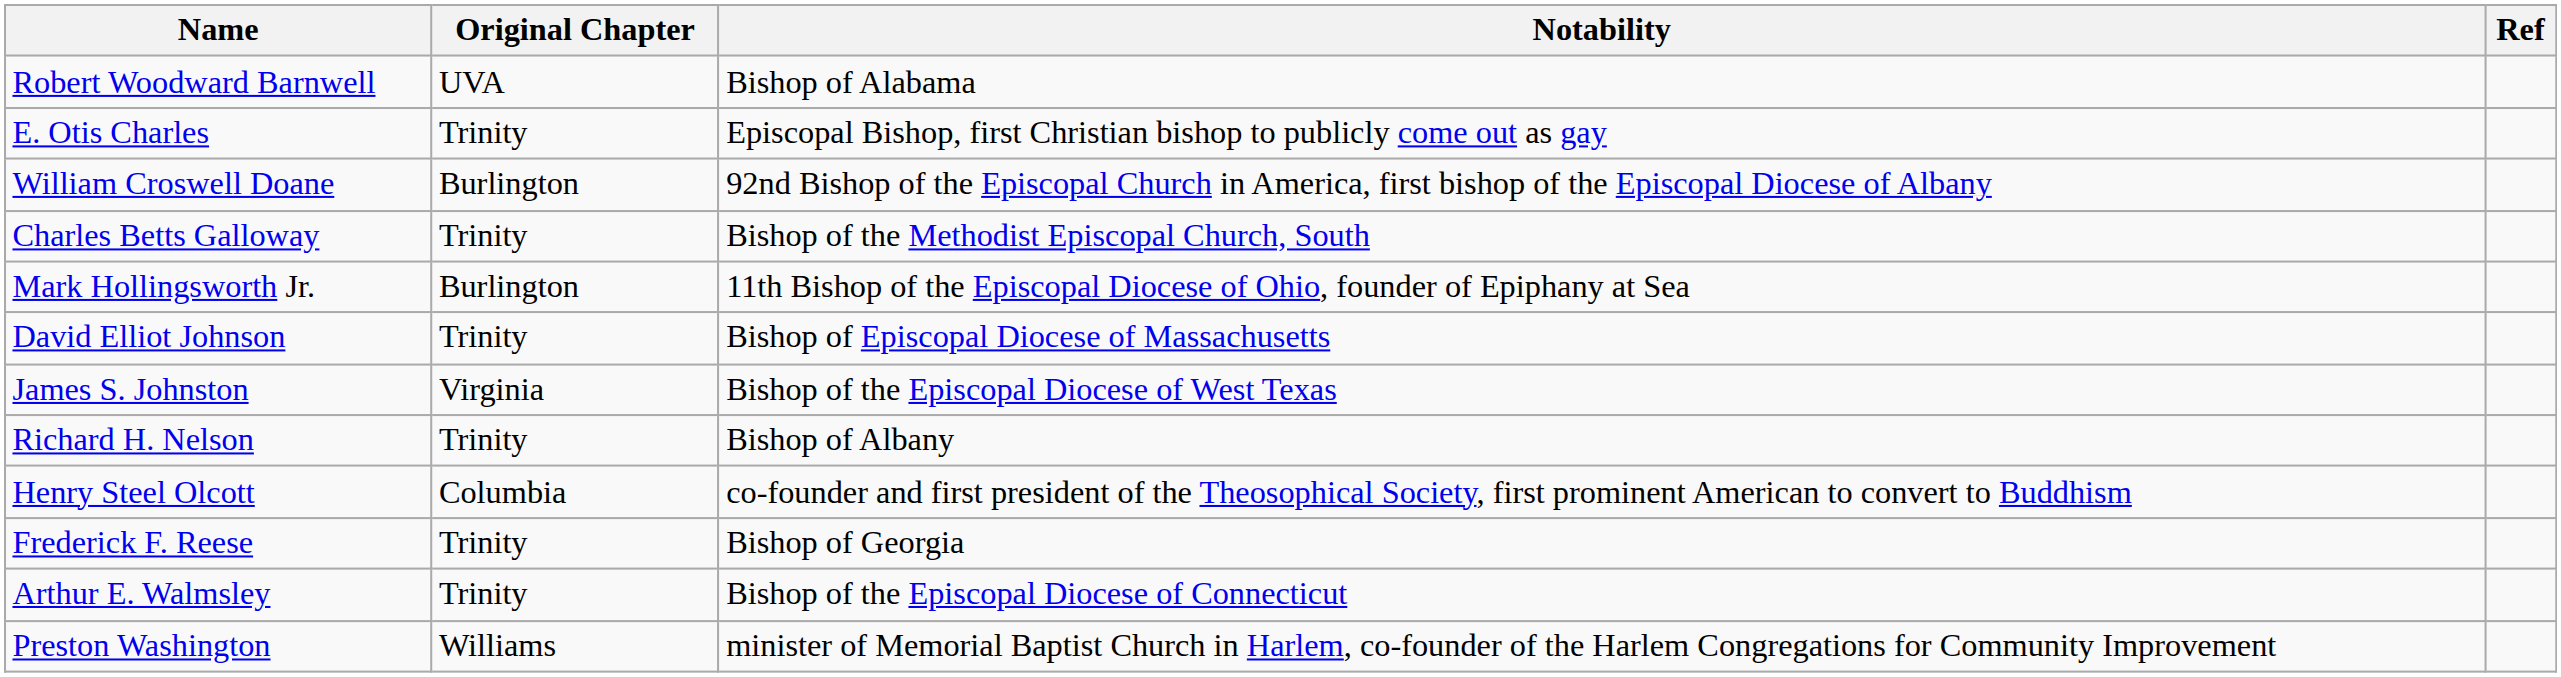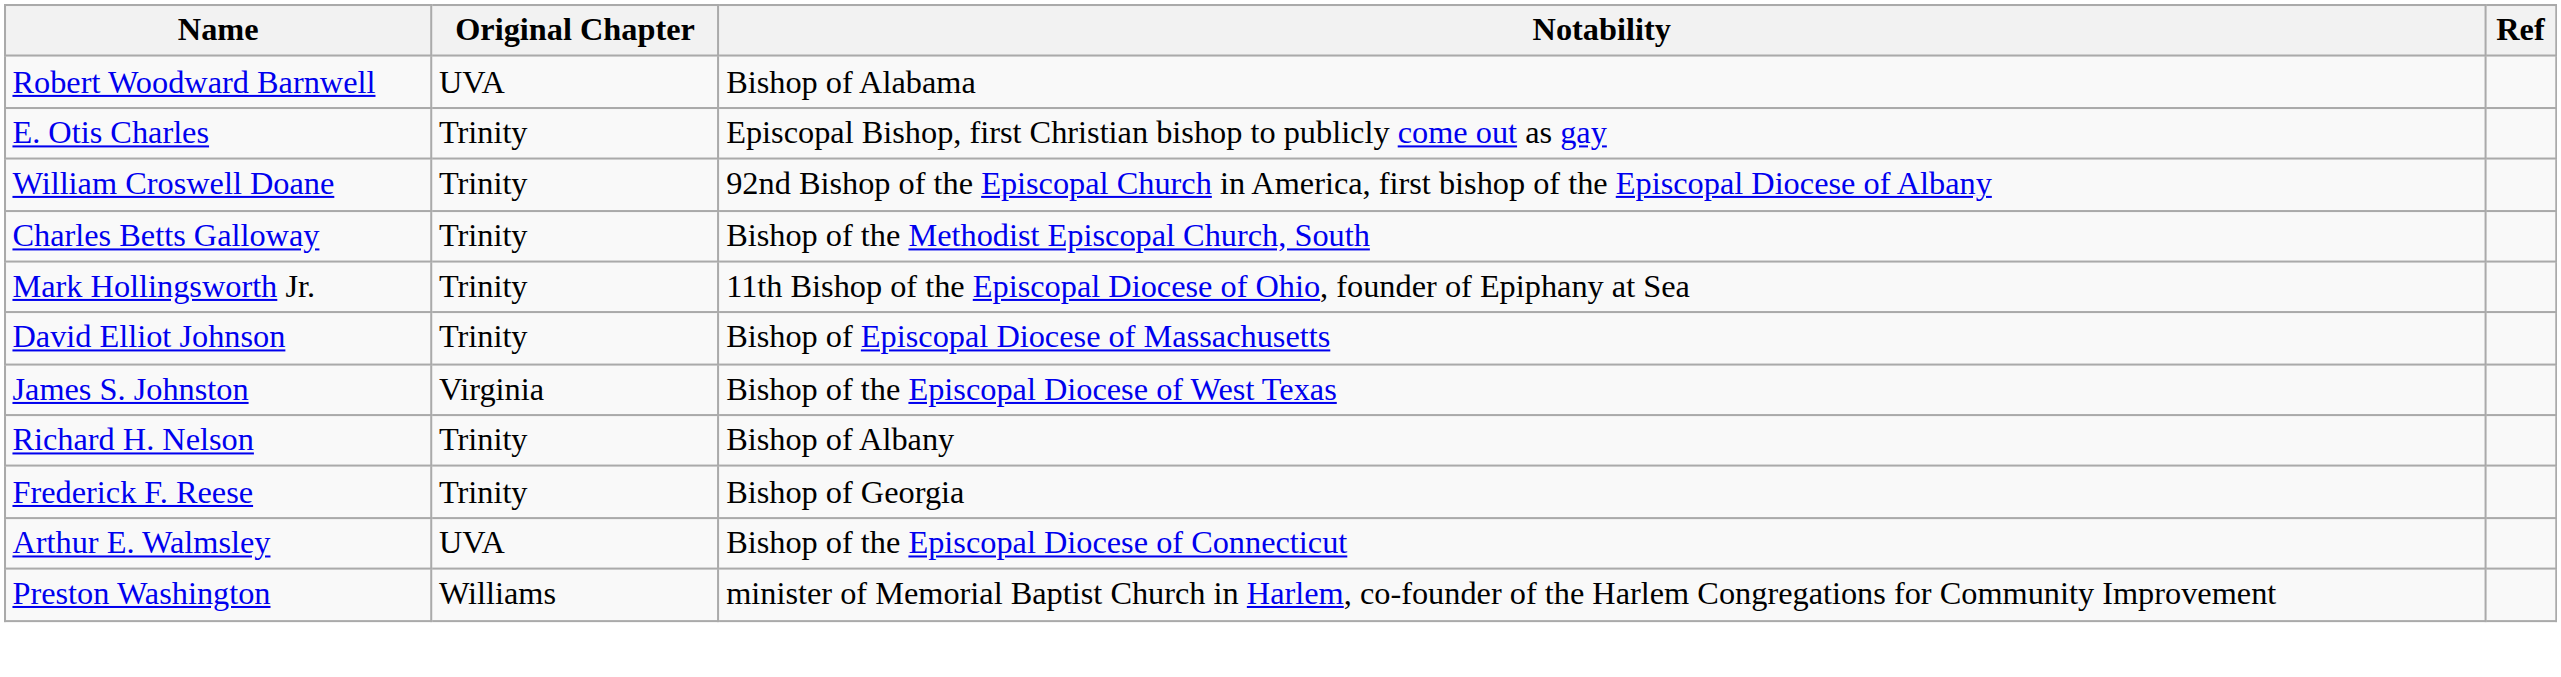(509, 183) Burlington -> (483, 183) Trinity
(509, 286) Burlington -> (483, 286) Trinity
- row: (134, 491)
(483, 593) Trinity -> (472, 542) UVA
